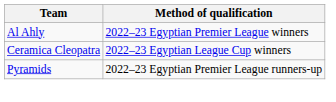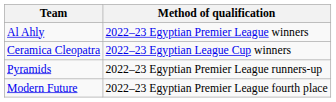+ row: (42, 87)
